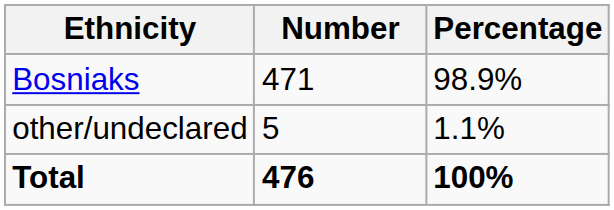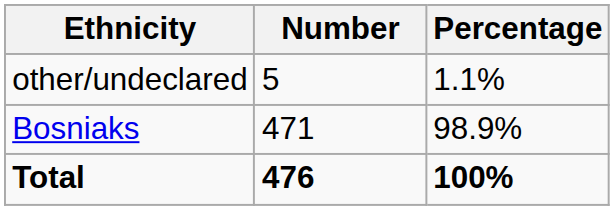rows swapped: (76, 79) <-> (130, 128)
